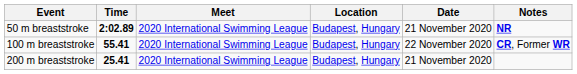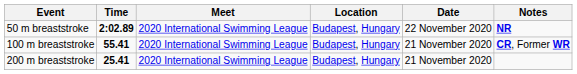(448, 28) 21 November 2020 -> (448, 28) 22 November 2020
(448, 45) 22 November 2020 -> (448, 45) 21 November 2020
